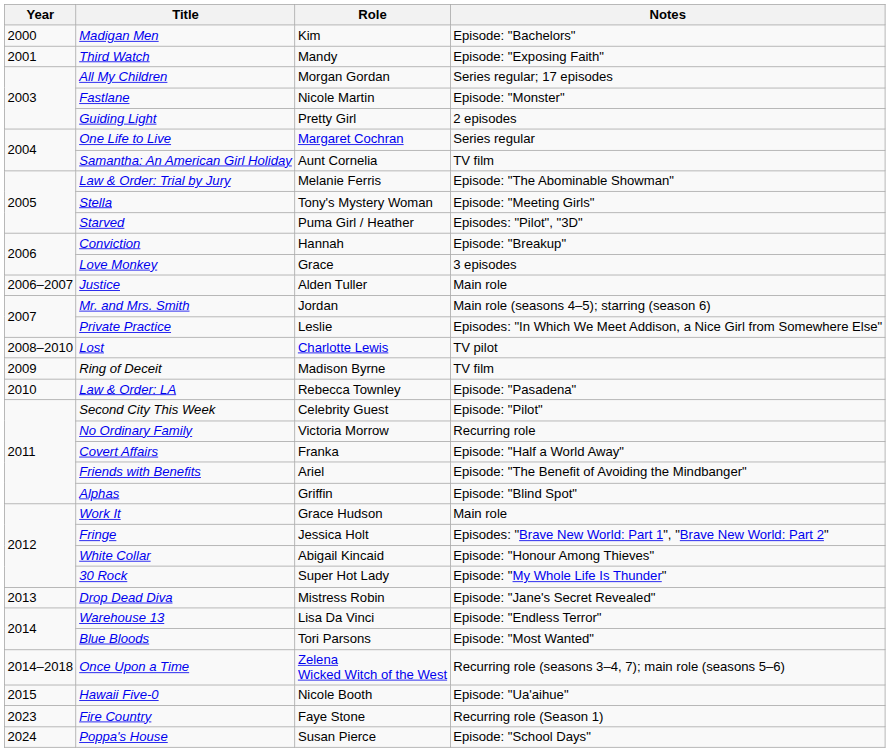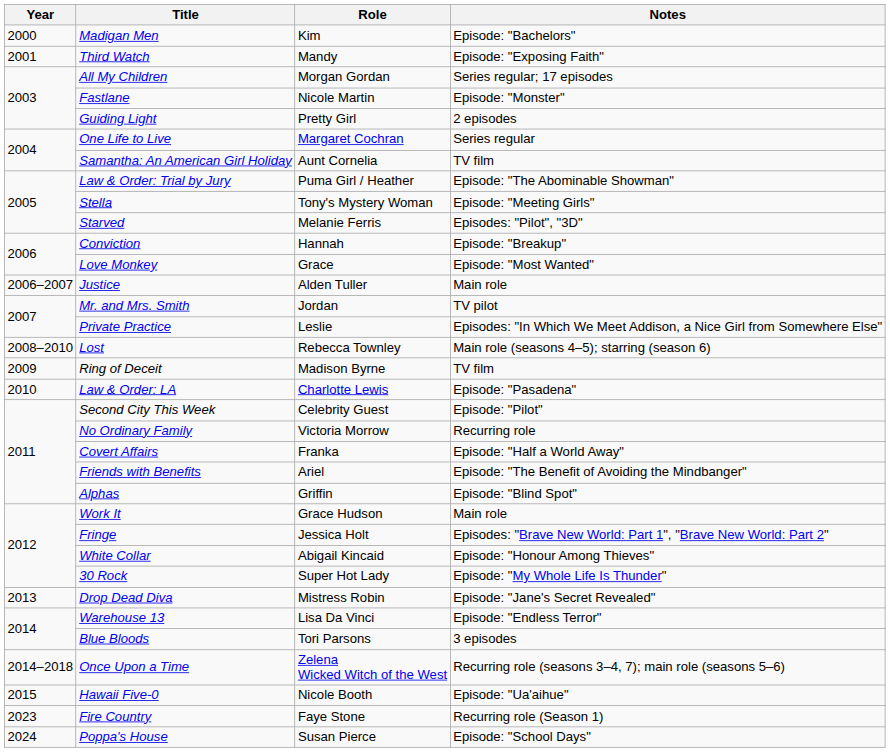(339, 181) Melanie Ferris -> (356, 181) Puma Girl / Heather
(356, 222) Puma Girl / Heather -> (339, 222) Melanie Ferris
(485, 264) 3 episodes -> (524, 264) Episode: "Most Wanted"
(582, 306) Main role (seasons 4–5); starring (season 6) -> (475, 306) TV pilot
(343, 347) Charlotte Lewis -> (349, 347) Rebecca Townley
(475, 347) TV pilot -> (582, 347) Main role (seasons 4–5); starring (season 6)
(349, 389) Rebecca Townley -> (343, 389) Charlotte Lewis
(524, 639) Episode: "Most Wanted" -> (485, 639) 3 episodes
